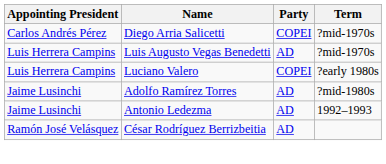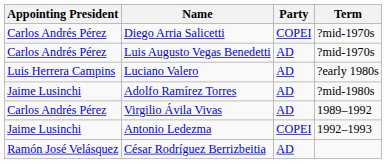(61, 52) Luis Herrera Campins -> (57, 52) Carlos Andrés Pérez
(294, 71) COPEI -> (285, 71) AD
+ row: (173, 110)
(285, 110) AD -> (294, 129) COPEI
